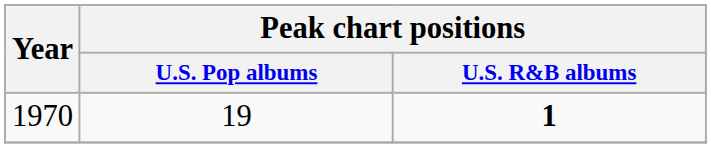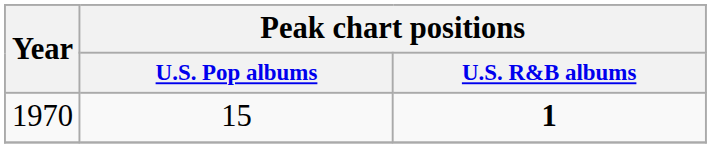(236, 116) 19 -> (236, 116) 15
